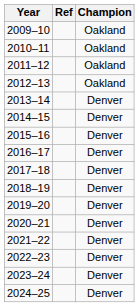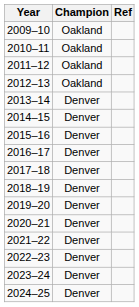columns swapped: (105, 13) <-> (64, 13)
